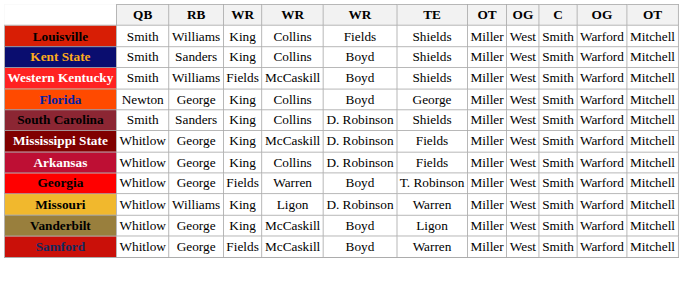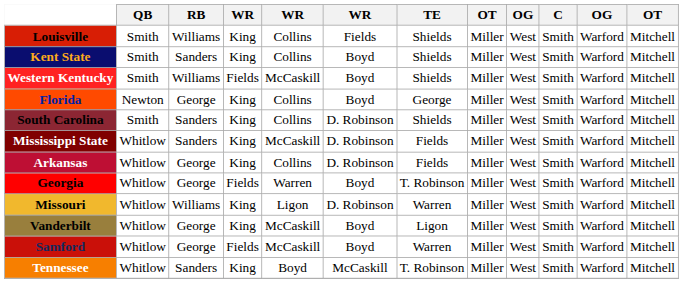(196, 141) George -> (196, 141) Sanders
+ row: (60, 267)
